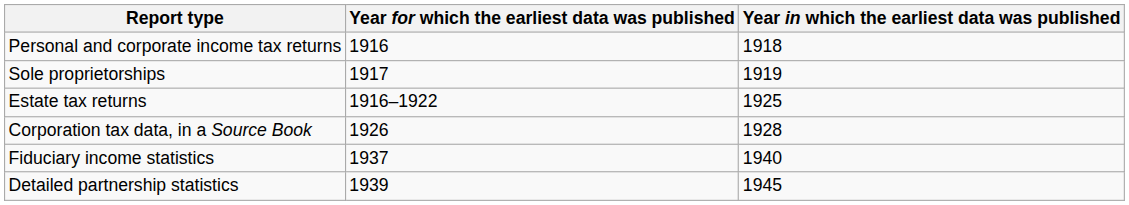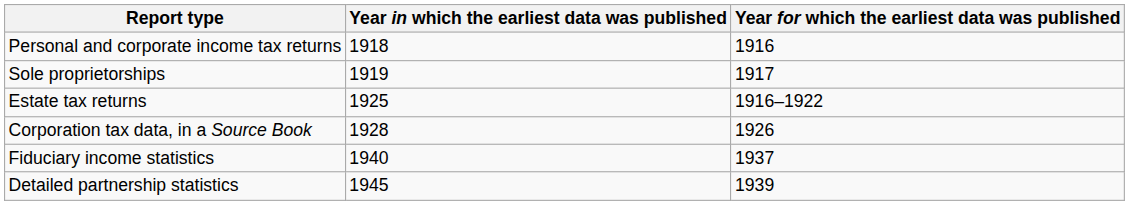columns swapped: (542, 18) <-> (932, 18)
